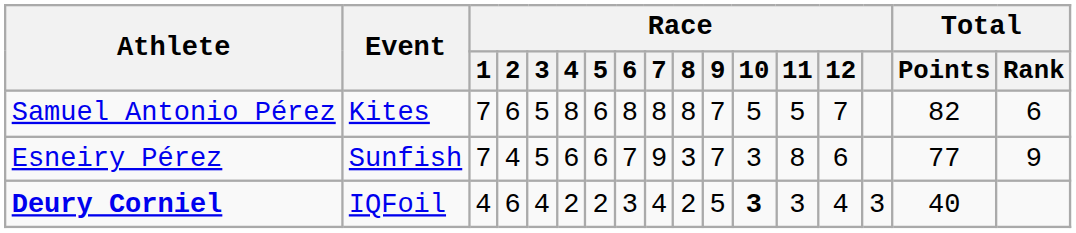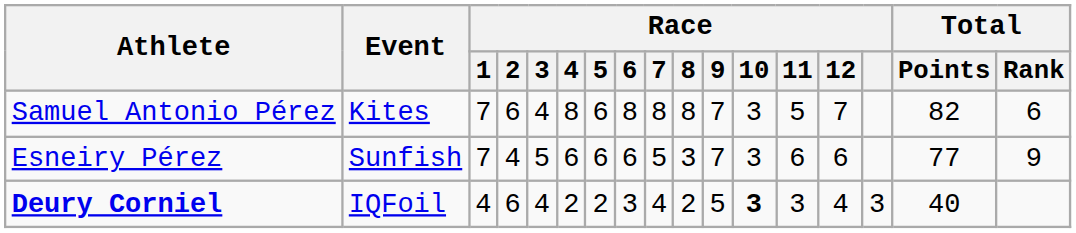(542, 113) 5 -> (542, 113) 4
(754, 113) 5 -> (754, 113) 3
(630, 159) 7 -> (630, 159) 6
(659, 159) 9 -> (659, 159) 5
(797, 159) 8 -> (797, 159) 6
